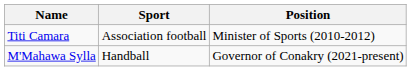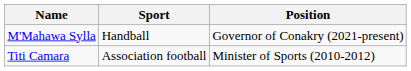rows swapped: (38, 35) <-> (52, 55)
